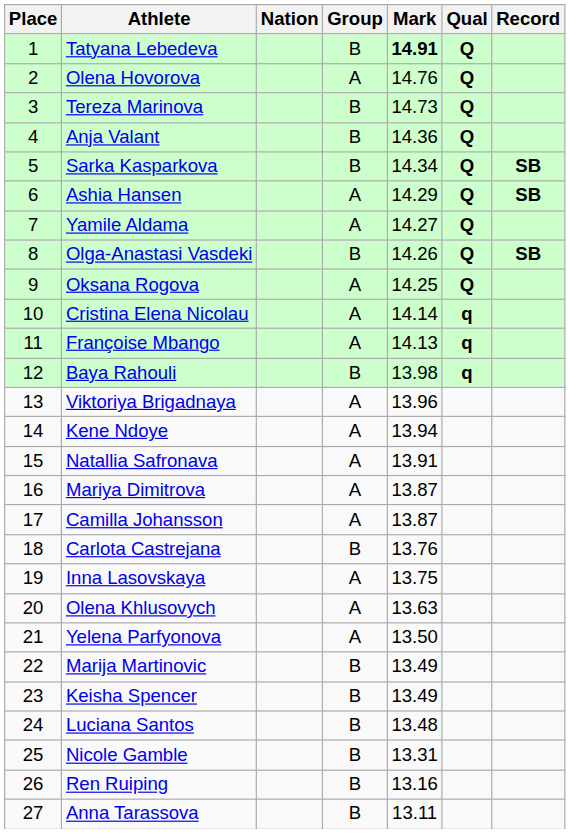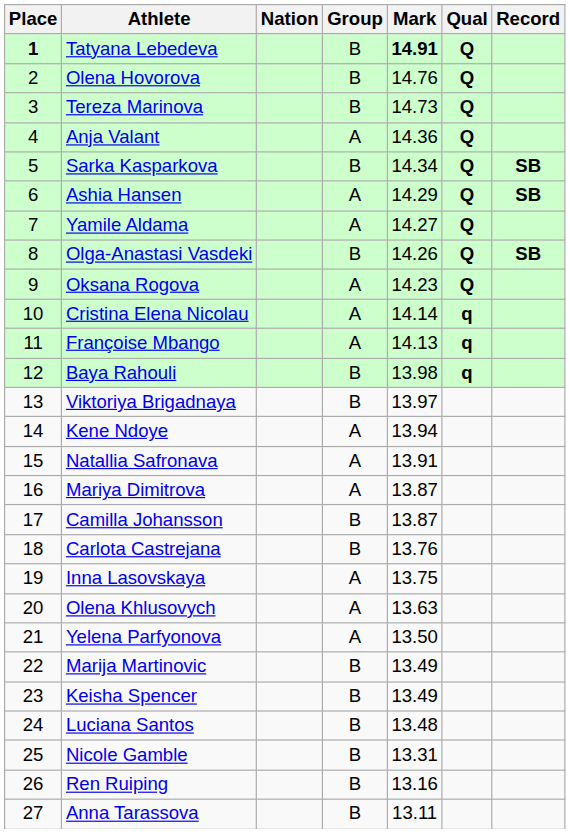(33, 48) normal -> (33, 48) bold
(355, 78) A -> (355, 78) B
(355, 136) B -> (355, 136) A
(415, 284) 14.25 -> (415, 284) 14.23
(355, 401) A -> (355, 401) B
(415, 401) 13.96 -> (415, 401) 13.97
(355, 519) A -> (355, 519) B
